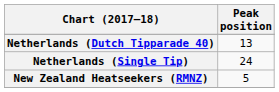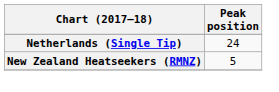- row: (111, 43)
